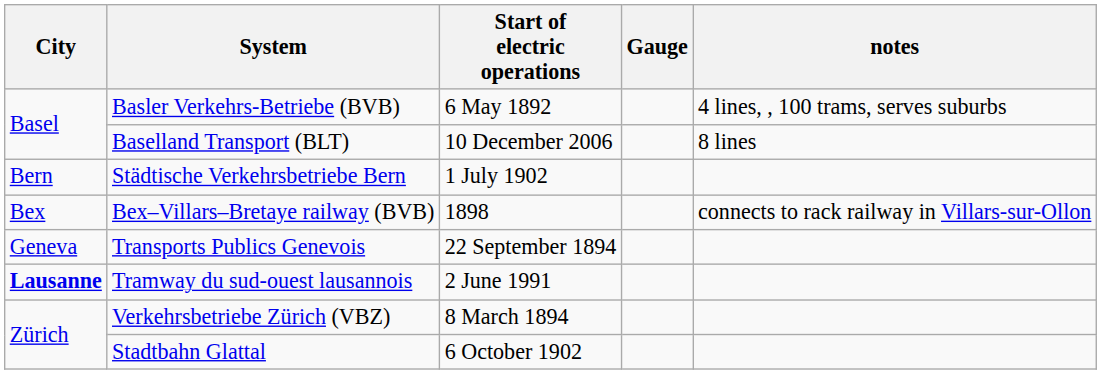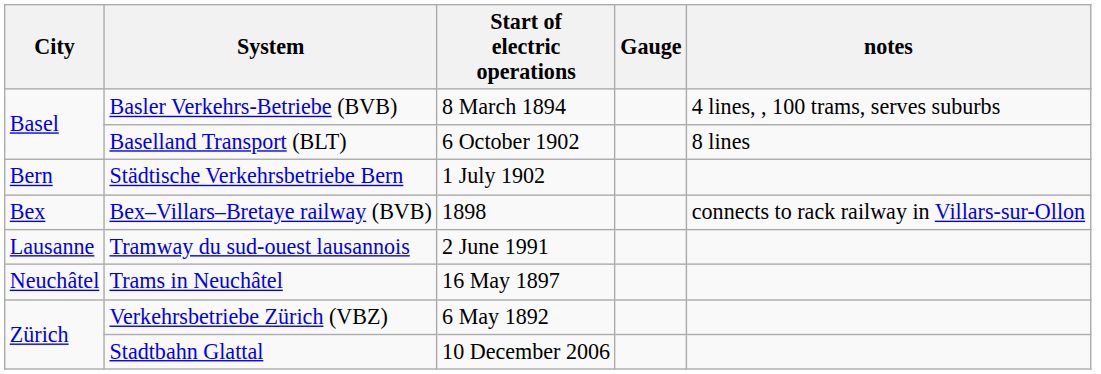(498, 106) 6 May 1892 -> (504, 106) 8 March 1894
(529, 141) 10 December 2006 -> (511, 141) 6 October 1902
- row: (239, 246)
(56, 281) bold -> (52, 246) normal
+ row: (196, 281)
(507, 316) 8 March 1894 -> (495, 316) 6 May 1892
(513, 351) 6 October 1902 -> (526, 351) 10 December 2006
